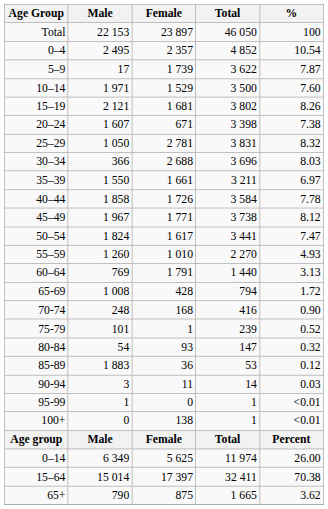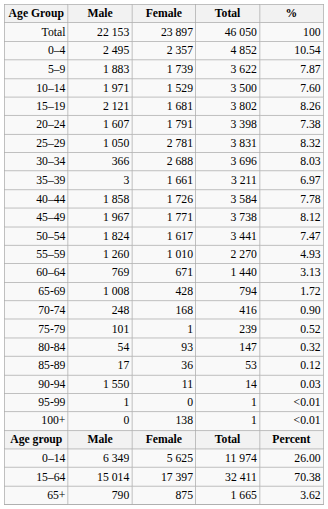(123, 69) 17 -> (116, 69) 1 883
(184, 124) 671 -> (180, 124) 1 791
(116, 180) 1 550 -> (126, 180) 3
(180, 273) 1 791 -> (184, 273) 671
(116, 365) 1 883 -> (123, 365) 17
(126, 384) 3 -> (116, 384) 1 550
